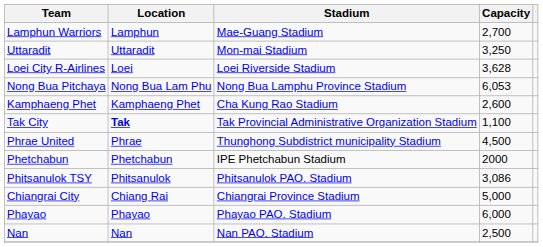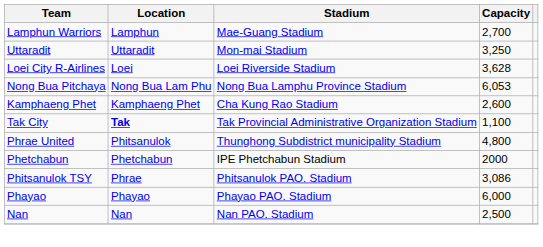(126, 141) Phrae -> (141, 141) Phitsanulok
(496, 141) 4,500 -> (496, 141) 4,800
(141, 178) Phitsanulok -> (126, 178) Phrae
- row: (43, 196)
